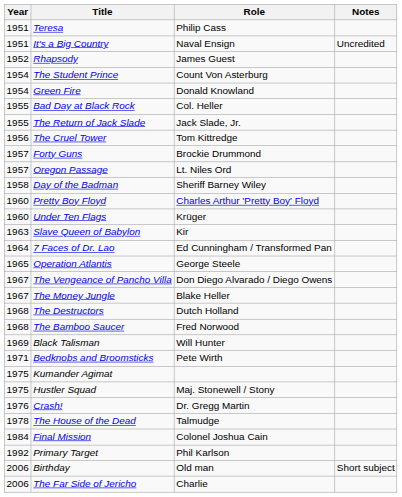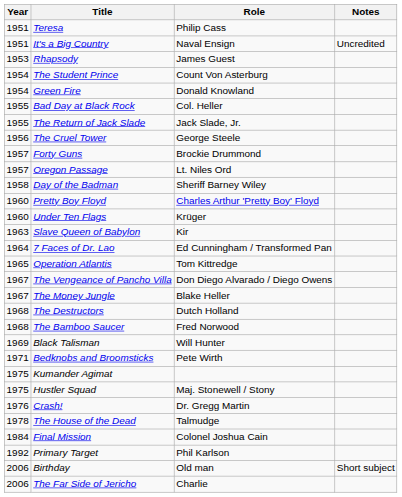(18, 59) 1952 -> (18, 59) 1953
(207, 138) Tom Kittredge -> (208, 138) George Steele
(208, 264) George Steele -> (207, 264) Tom Kittredge
